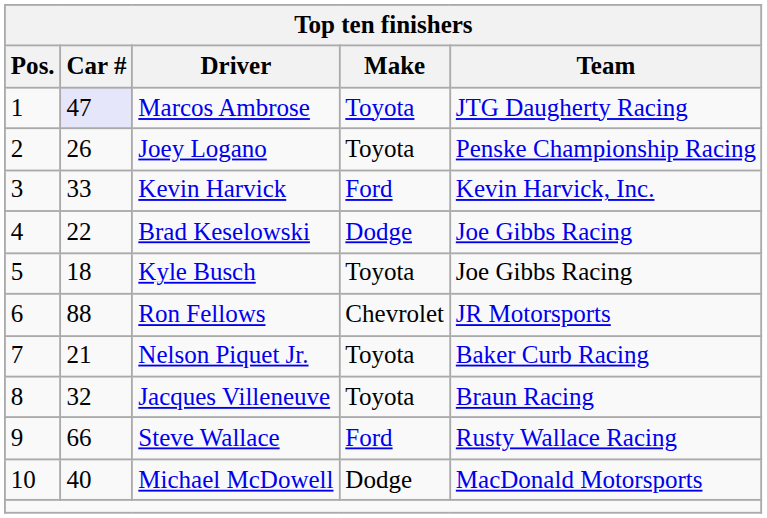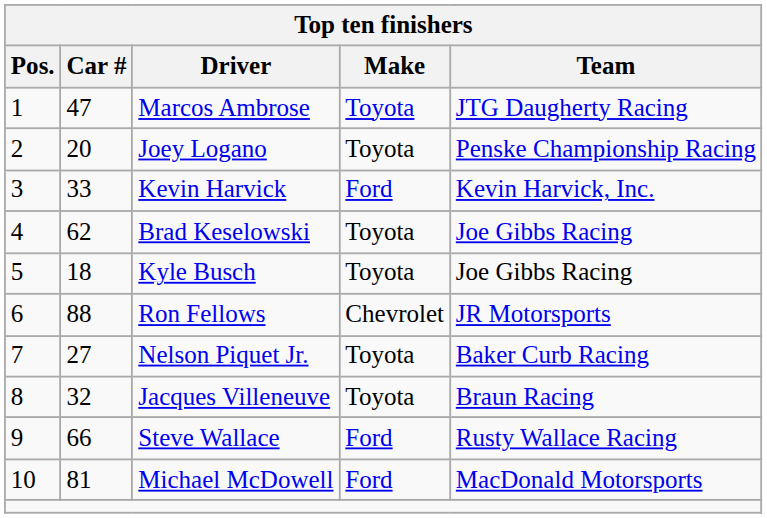(79, 107) lavender background -> (79, 107) no background
(79, 148) 26 -> (79, 148) 20
(79, 231) 22 -> (79, 231) 62
(379, 231) Dodge -> (380, 231) Toyota
(79, 355) 21 -> (79, 355) 27
(79, 478) 40 -> (79, 478) 81
(379, 478) Dodge -> (369, 478) Ford
